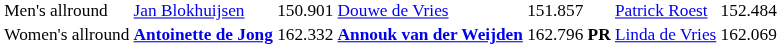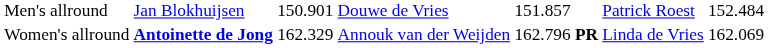(305, 34) 162.332 -> (305, 34) 162.329
(430, 34) bold -> (424, 34) normal
